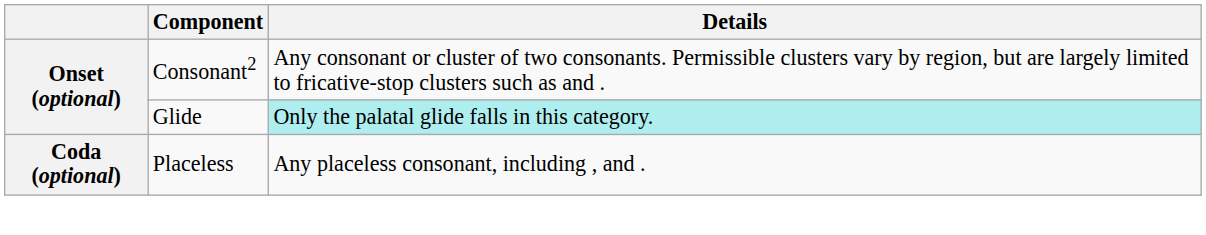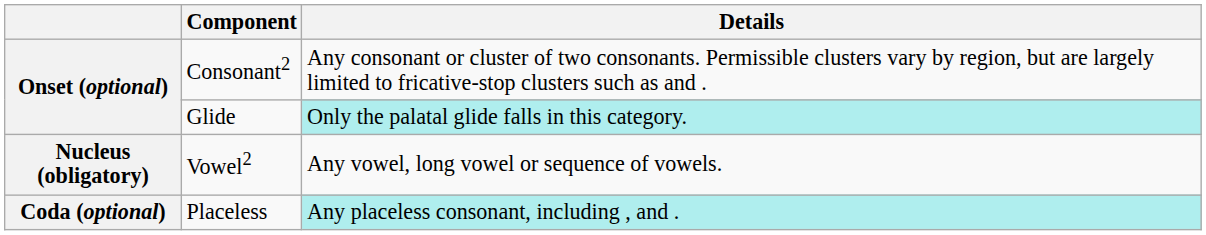+ row: (219, 164)
(459, 164) no background -> (493, 211) paleturquoise background
